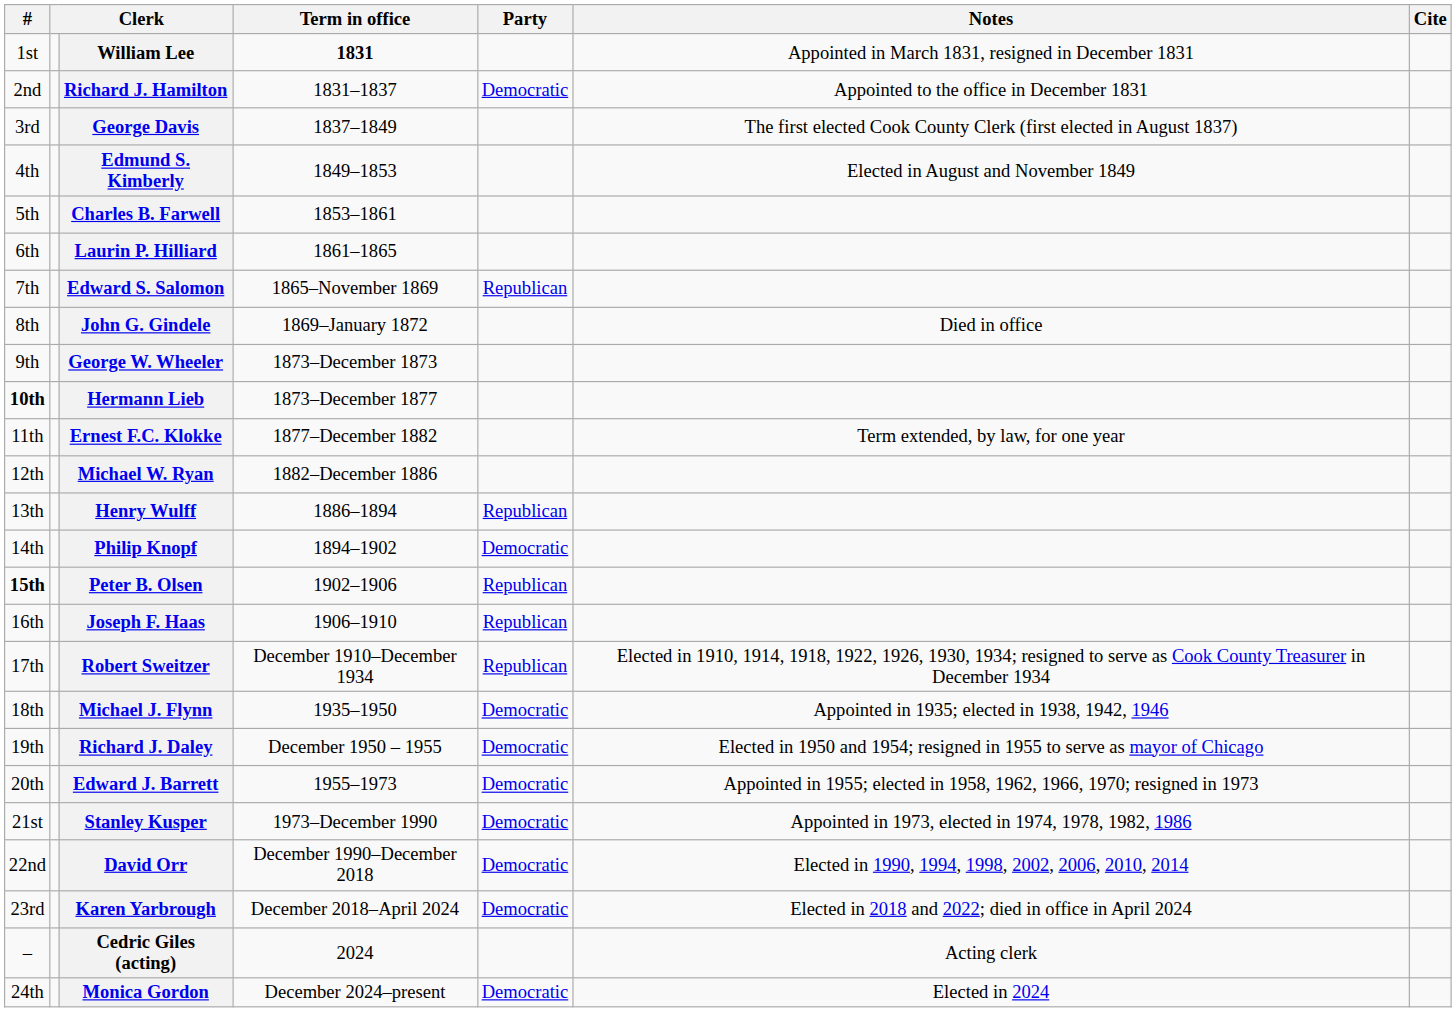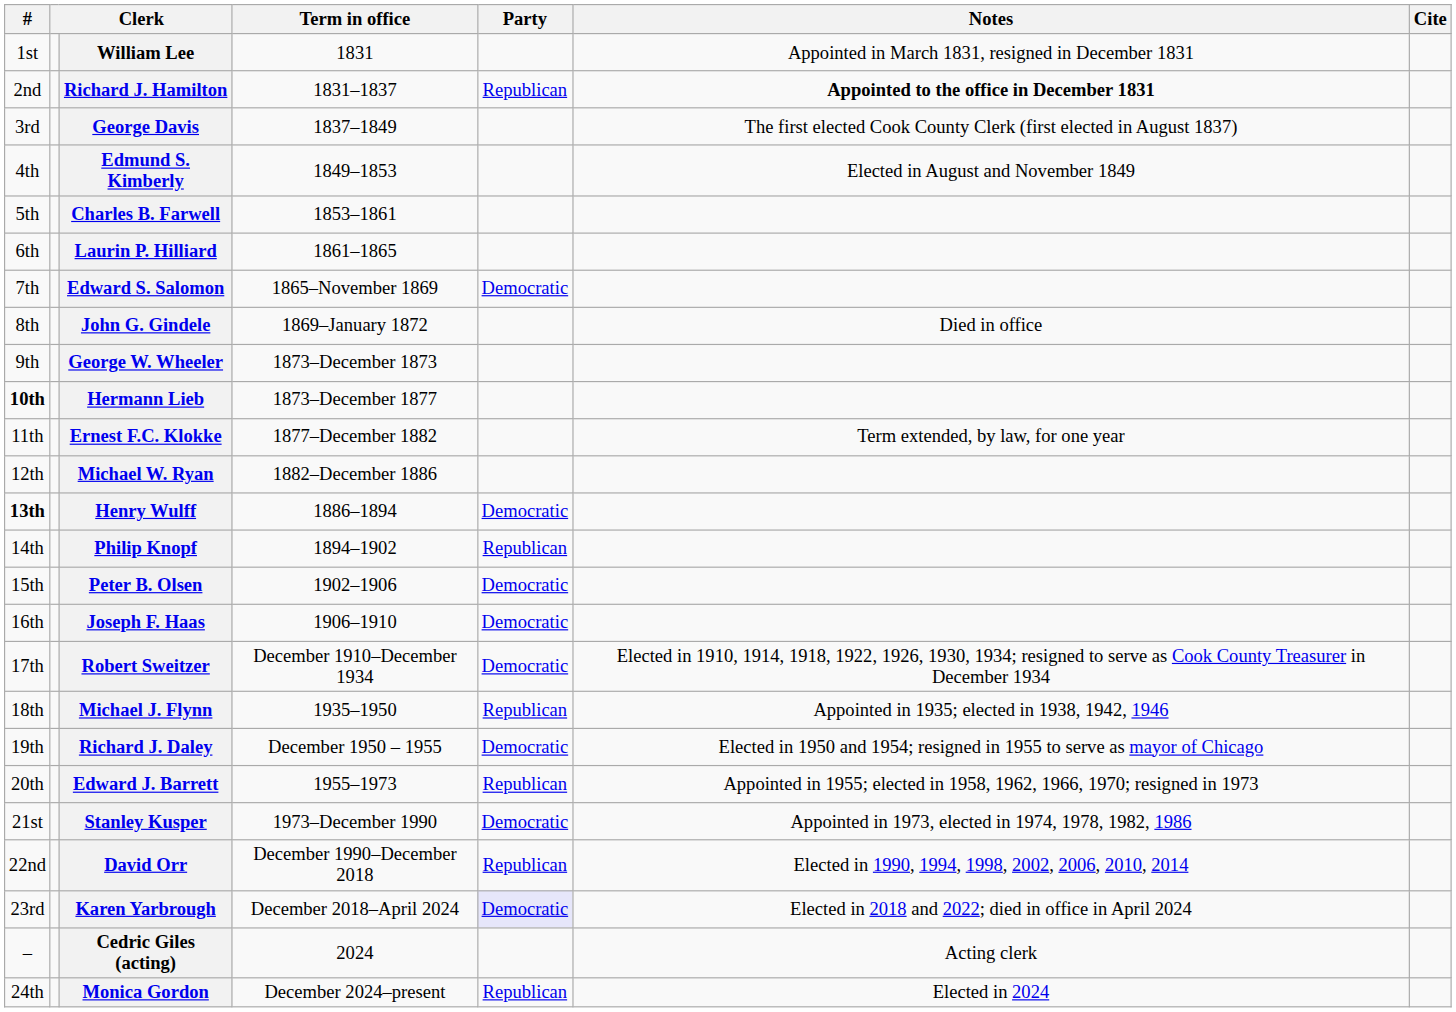(355, 52) bold -> (355, 52) normal
(525, 89) Democratic -> (525, 89) Republican
(991, 89) normal -> (991, 89) bold
(525, 288) Republican -> (525, 288) Democratic
(27, 511) normal -> (27, 511) bold
(525, 511) Republican -> (525, 511) Democratic
(525, 548) Democratic -> (525, 548) Republican
(27, 585) bold -> (27, 585) normal
(525, 585) Republican -> (525, 585) Democratic
(525, 622) Republican -> (525, 622) Democratic
(525, 666) Republican -> (525, 666) Democratic
(525, 709) Democratic -> (525, 709) Republican
(525, 784) Democratic -> (525, 784) Republican
(525, 865) Democratic -> (525, 865) Republican
(525, 908) no background -> (525, 908) lavender background
(525, 992) Democratic -> (525, 992) Republican
